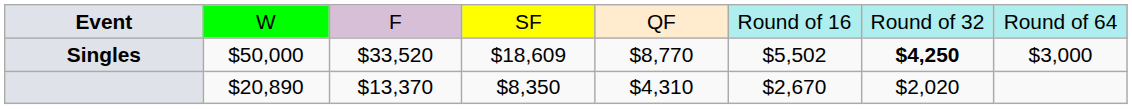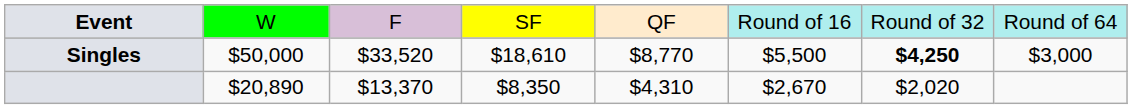(528, 55) $18,609 -> (528, 55) $18,610
(794, 55) $5,502 -> (794, 55) $5,500
